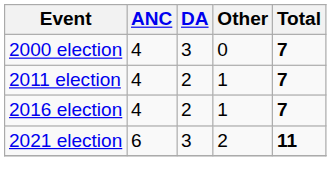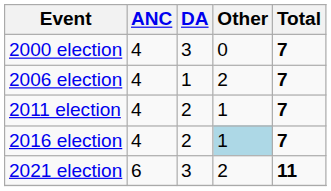+ row: (66, 79)
(223, 110) no background -> (223, 140) lightblue background
